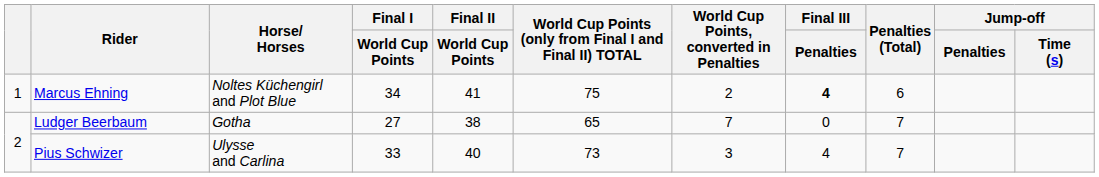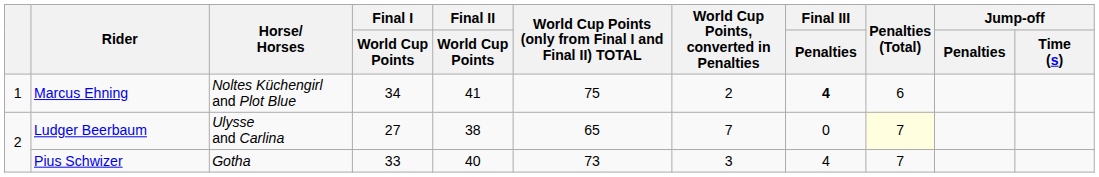(231, 123) Gotha -> (248, 131) Ulysse and Carlina
(900, 123) no background -> (900, 131) lightyellow background
(248, 153) Ulysse and Carlina -> (231, 161) Gotha
